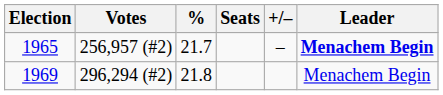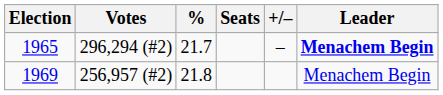(126, 47) 256,957 (#2) -> (126, 47) 296,294 (#2)
(126, 75) 296,294 (#2) -> (126, 75) 256,957 (#2)
